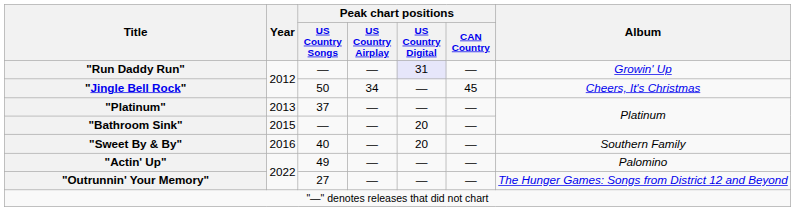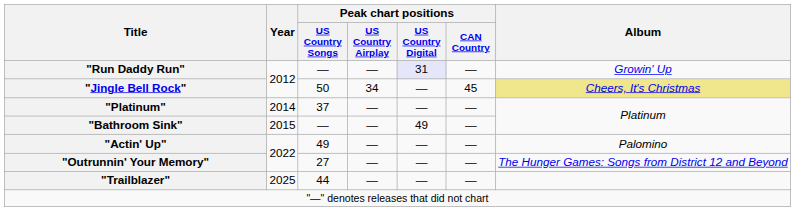(643, 88) no background -> (643, 88) khaki background
(282, 106) 2013 -> (282, 106) 2014
(421, 125) 20 -> (421, 125) 49
- row: (136, 143)
+ row: (136, 180)
